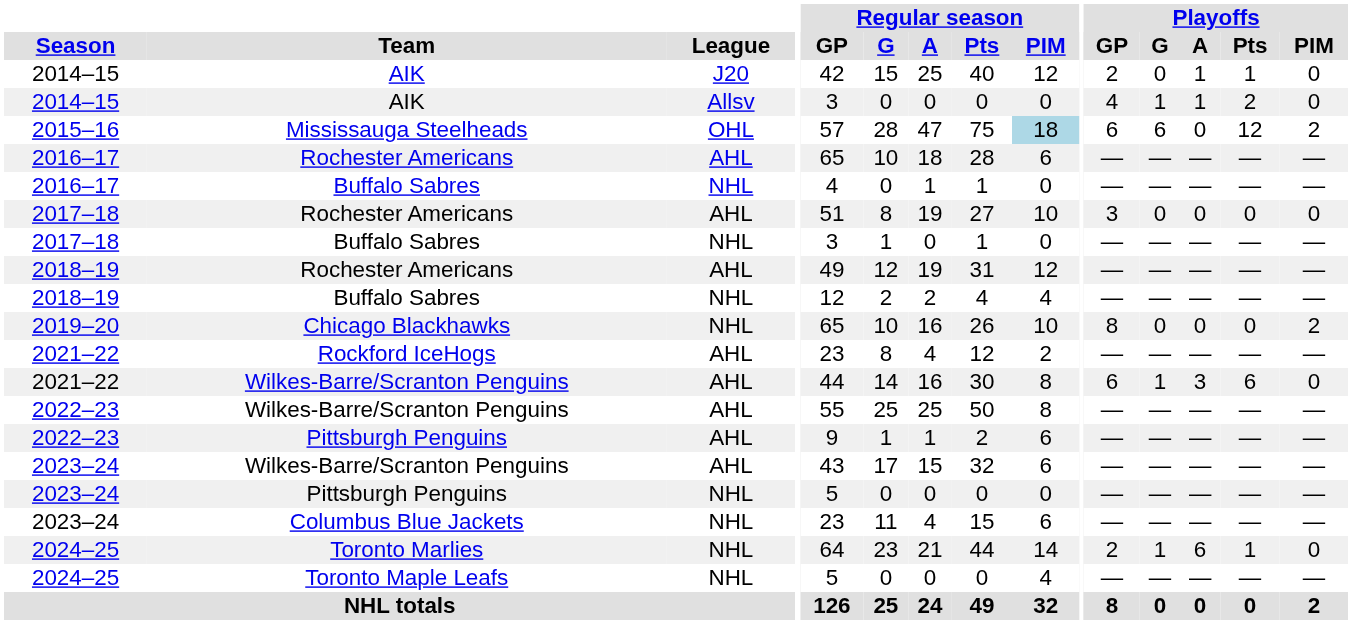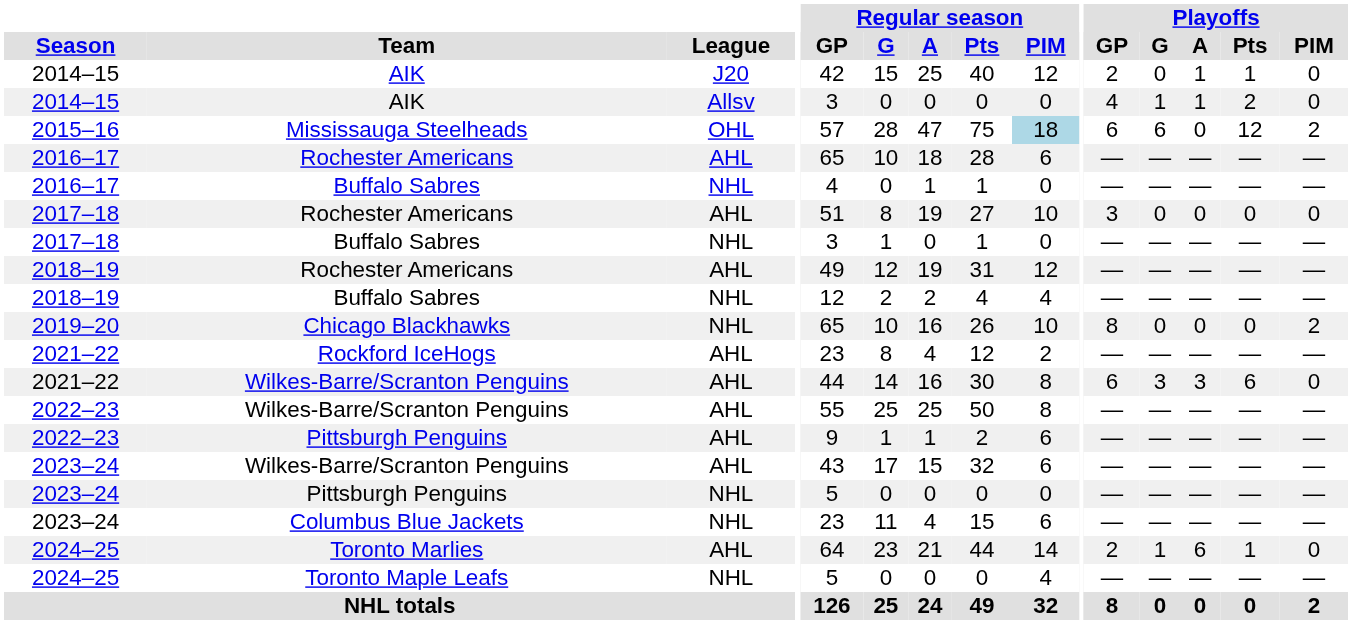(1160, 381) 1 -> (1160, 381) 3
(731, 549) NHL -> (731, 549) AHL
